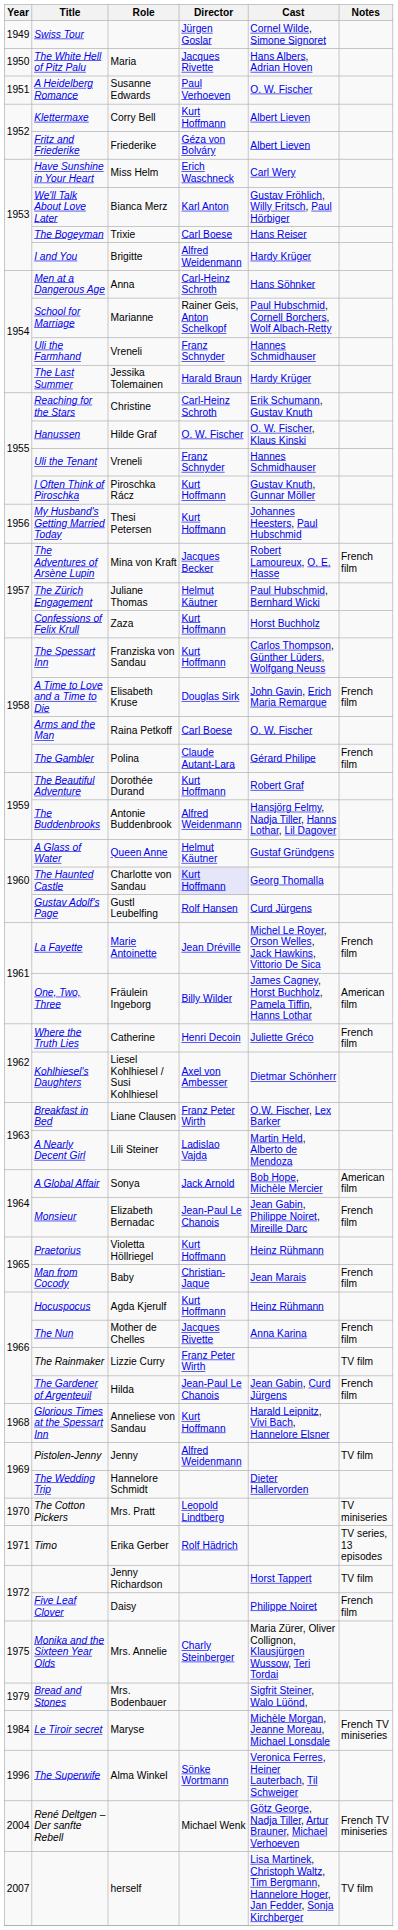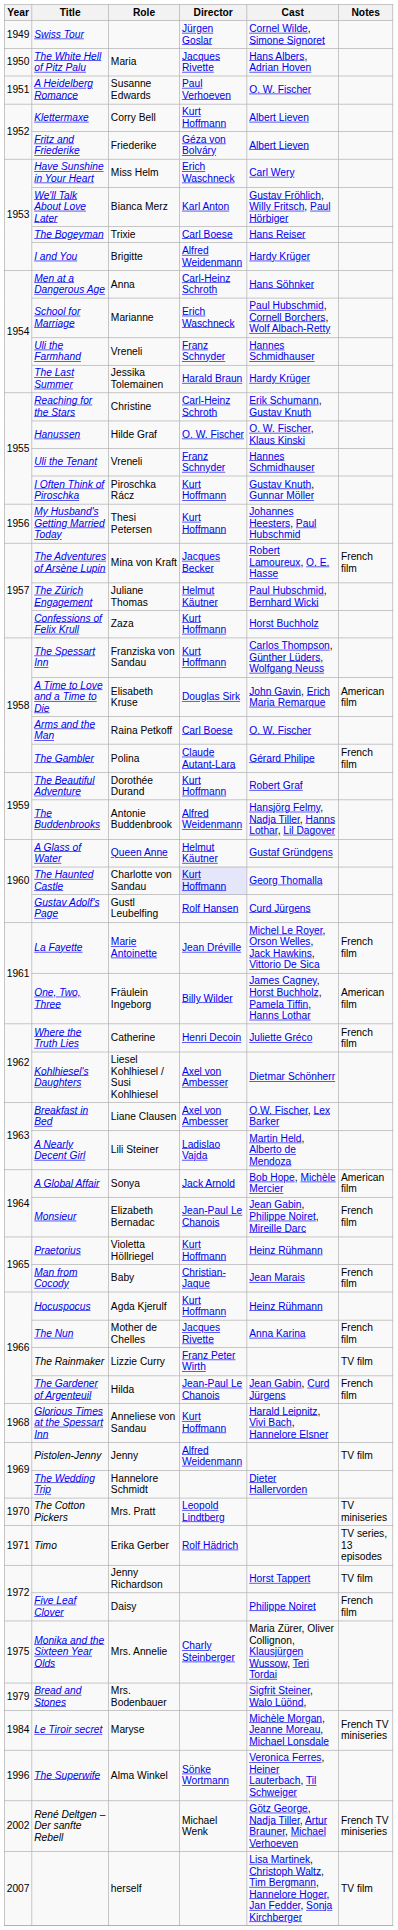(210, 317) Rainer Geis, Anton Schelkopf -> (208, 317) Erich Waschneck
(357, 697) French film -> (363, 697) American film
(208, 1116) Franz Peter Wirth -> (205, 1116) Axel von Ambesser
(18, 1826) 2004 -> (18, 1826) 2002
